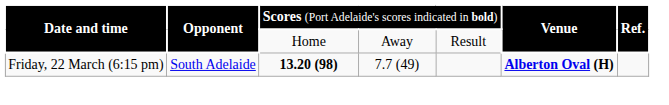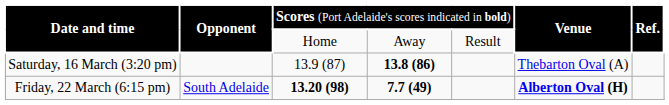+ row: (92, 64)
(397, 64) normal -> (409, 87) bold
